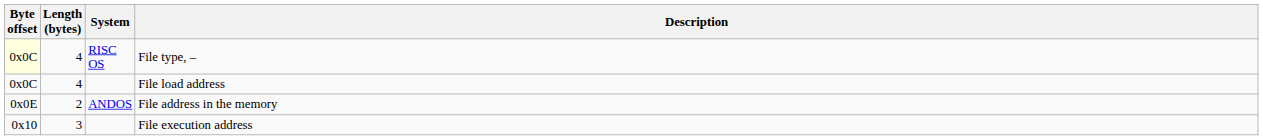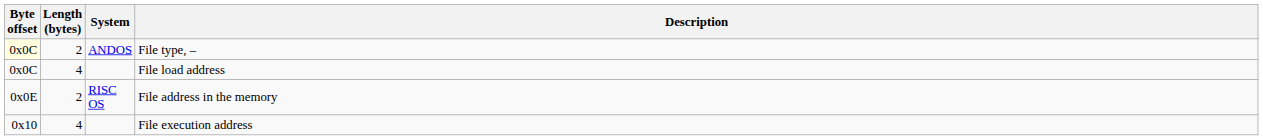(79, 56) 4 -> (79, 49) 2
(102, 56) RISC OS -> (110, 49) ANDOS
(110, 104) ANDOS -> (102, 97) RISC OS
(79, 124) 3 -> (79, 124) 4
